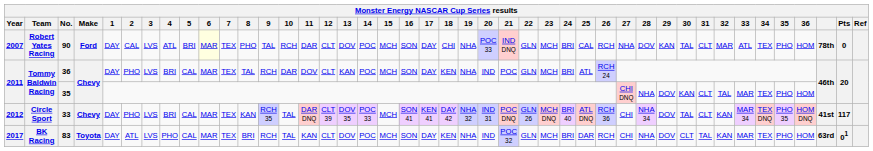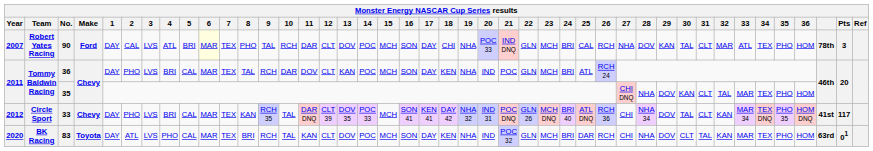(844, 45) 0 -> (844, 45) 3
(15, 136) 2017 -> (15, 136) 2020
